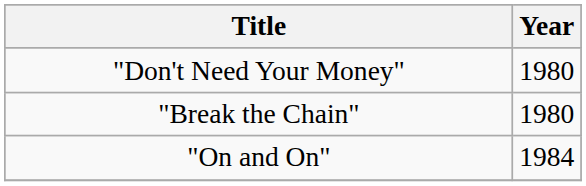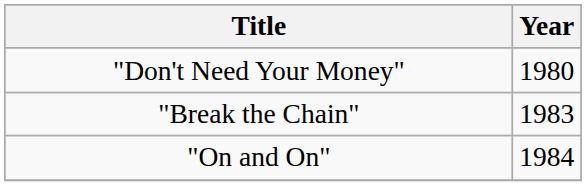(547, 113) 1980 -> (547, 113) 1983
